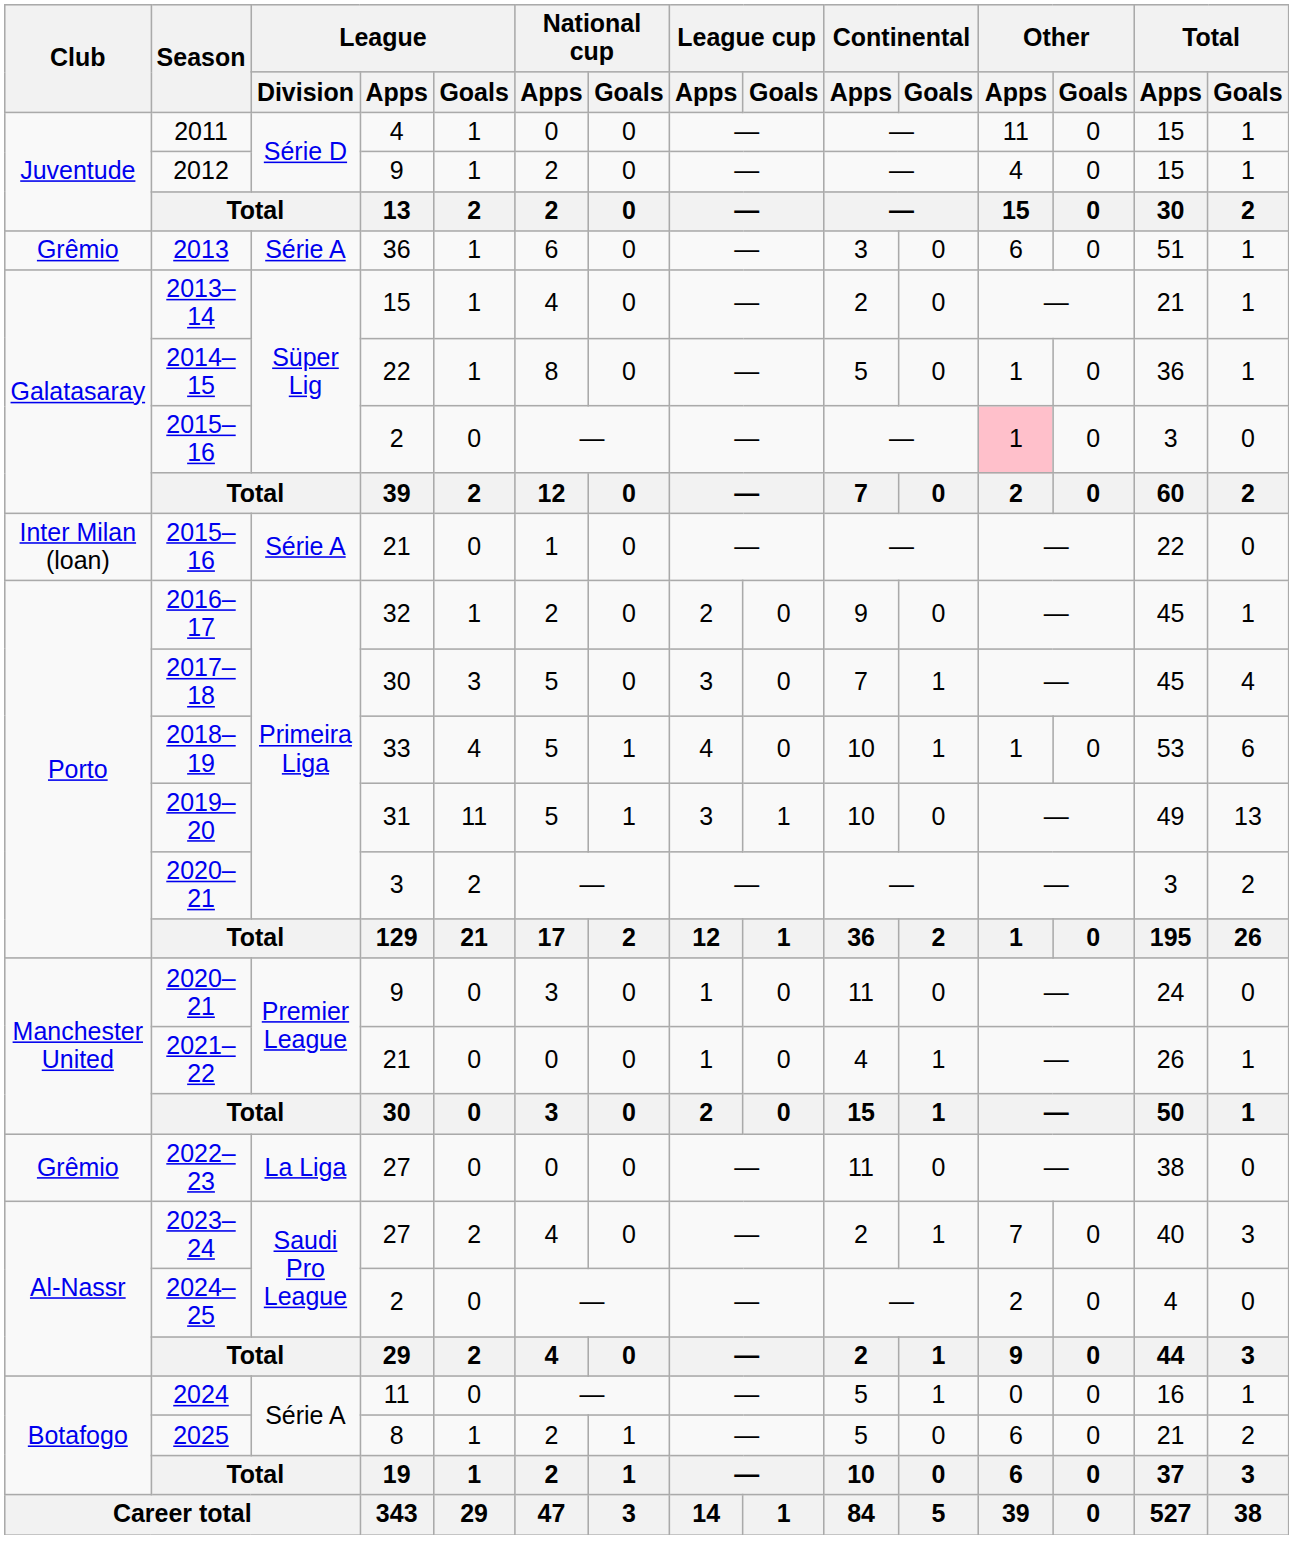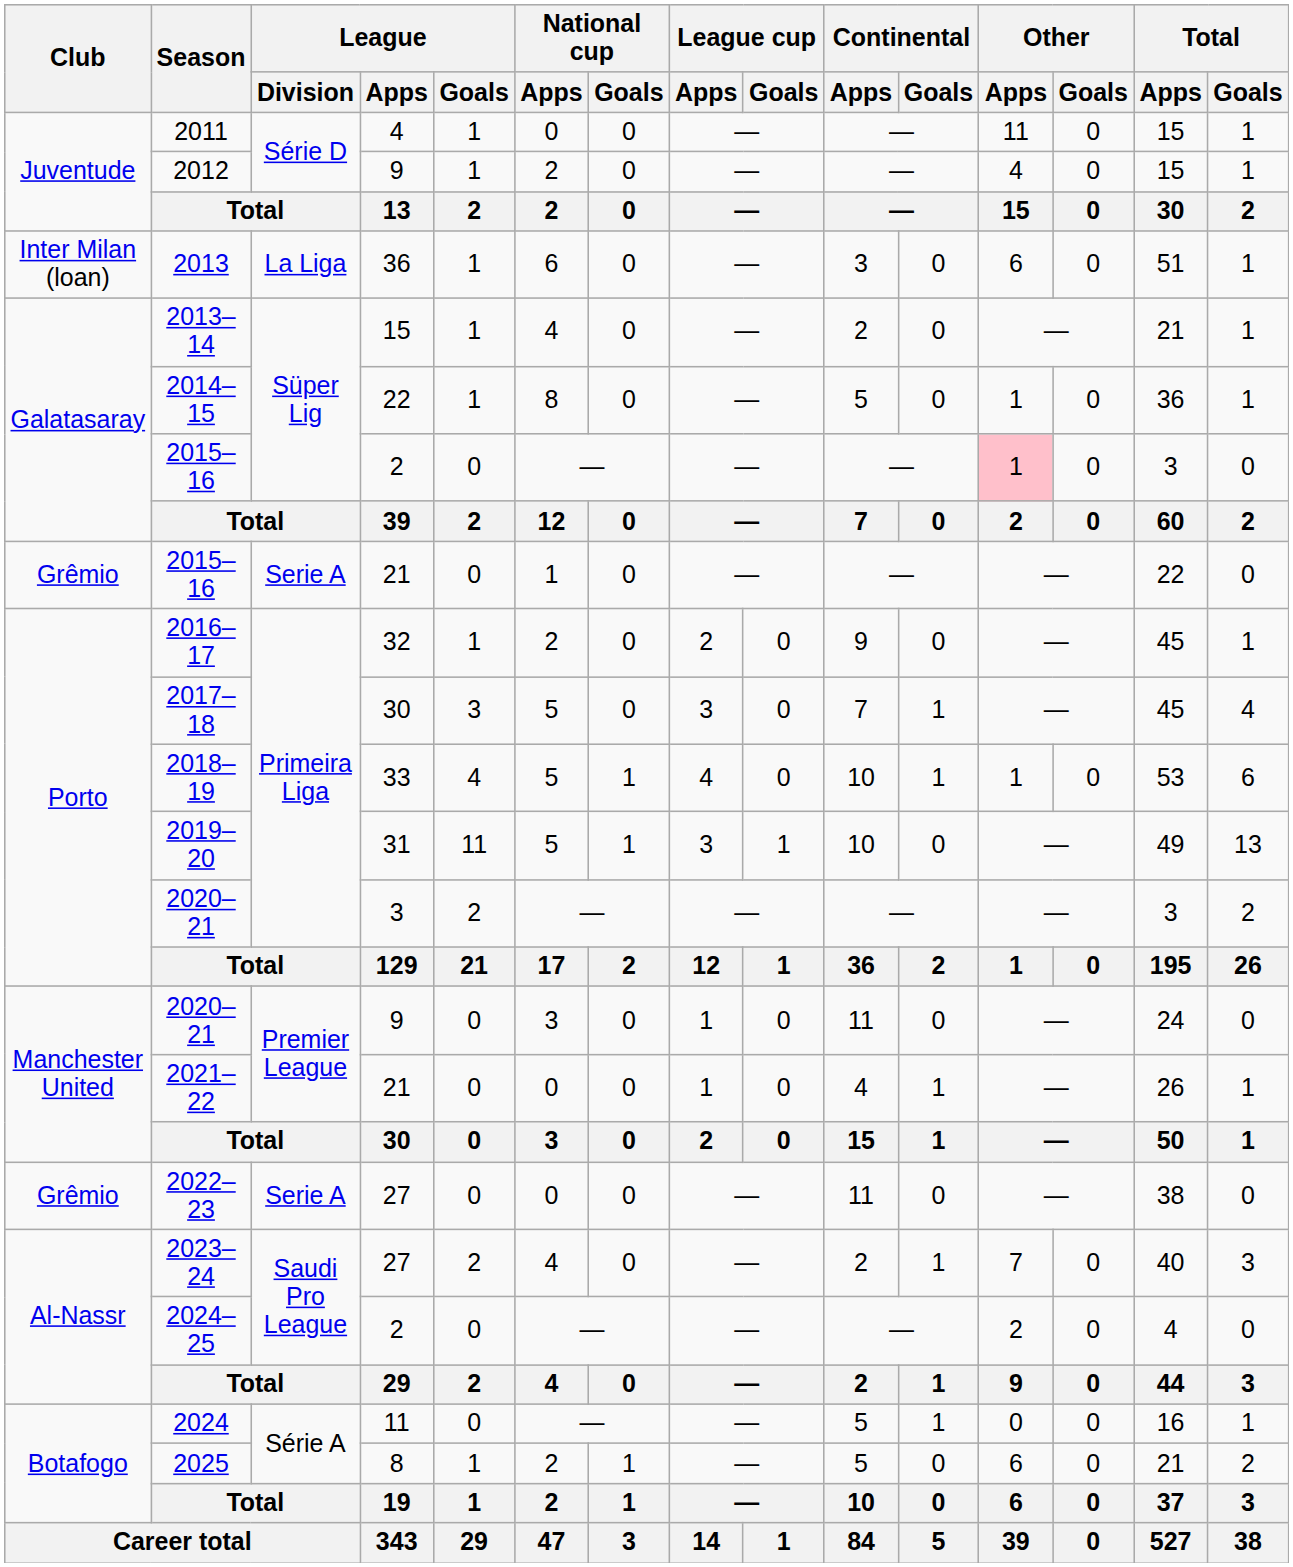(78, 250) Grêmio -> (78, 264) Inter Milan (loan)
(305, 250) Série A -> (305, 264) La Liga
(78, 546) Inter Milan (loan) -> (78, 574) Grêmio
(305, 546) Série A -> (305, 574) Serie A
(305, 1166) La Liga -> (305, 1195) Serie A
